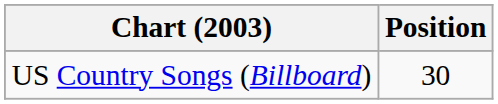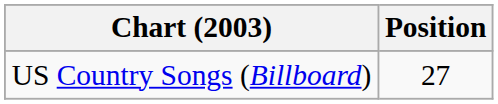(436, 74) 30 -> (436, 74) 27
